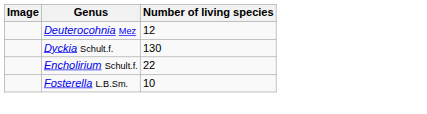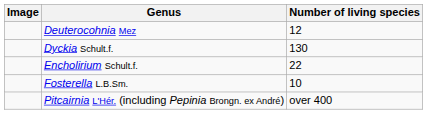+ row: (164, 100)
